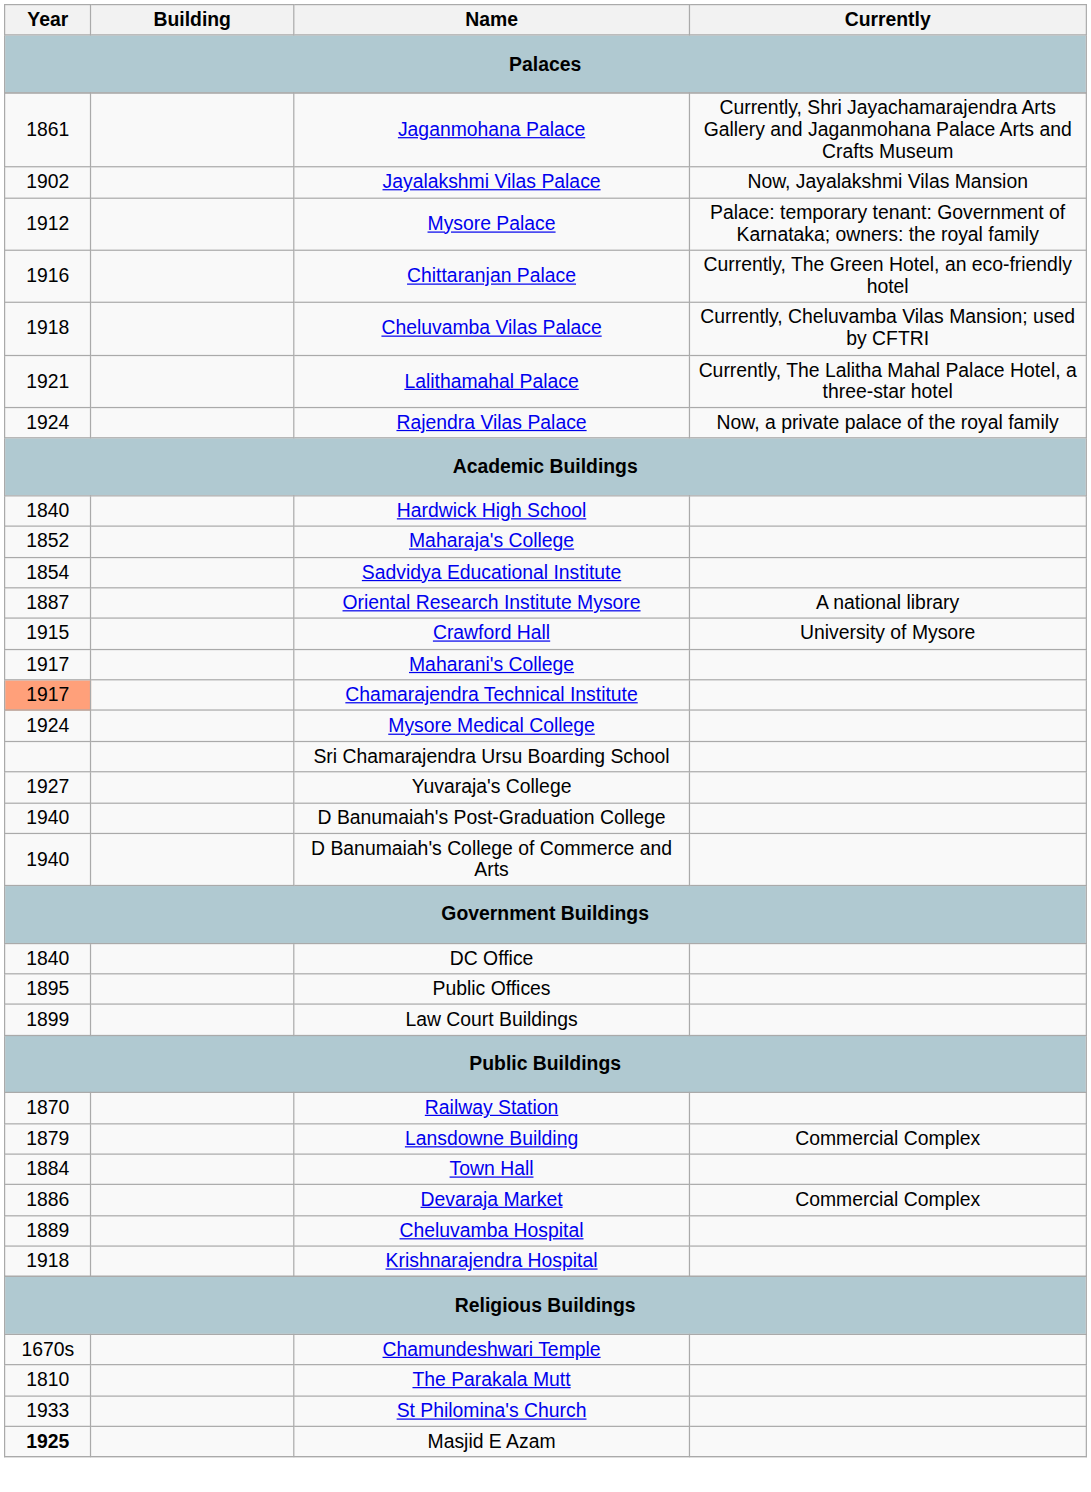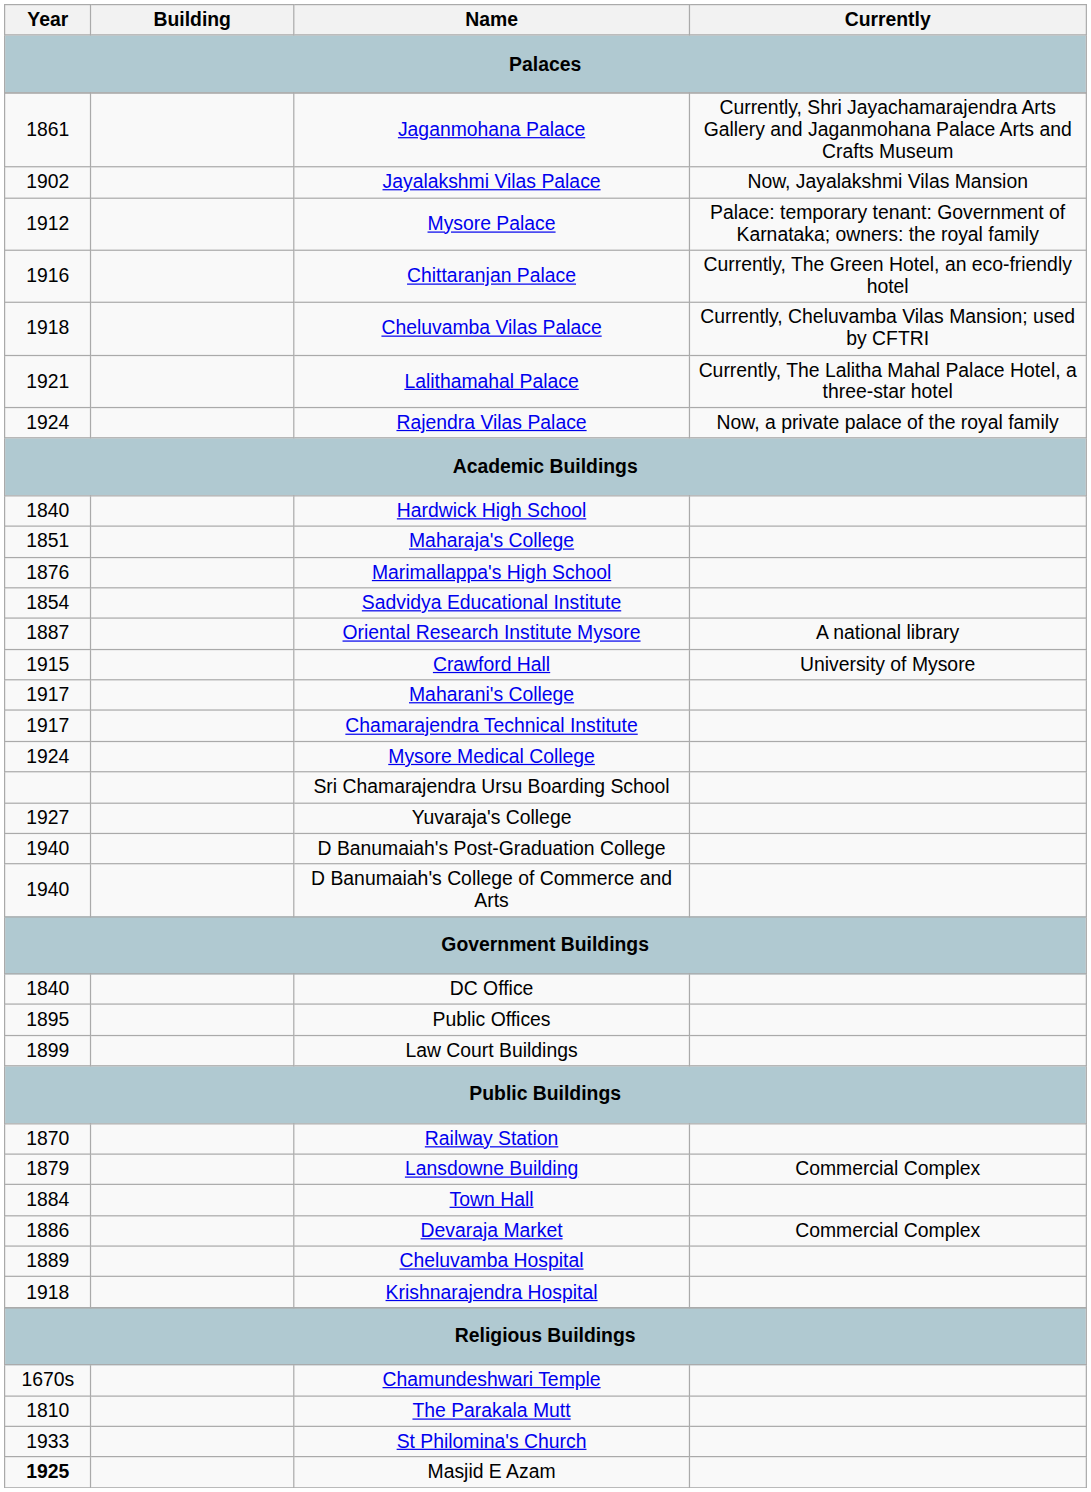(48, 541) 1852 -> (48, 541) 1851
+ row: (492, 572)
(48, 695) lightsalmon background -> (48, 725) no background
